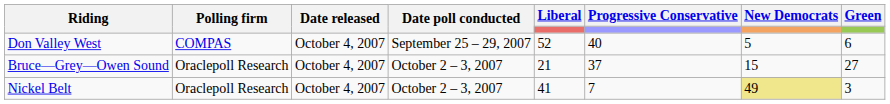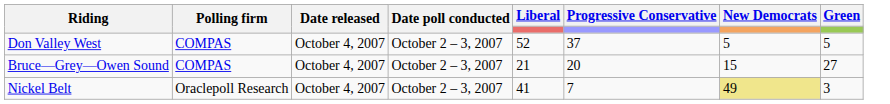(461, 44) September 25 – 29, 2007 -> (447, 44) October 2 – 3, 2007
(595, 44) 40 -> (574, 44) 37
(848, 44) 6 -> (827, 44) 5
(232, 66) Oraclepoll Research -> (203, 66) COMPAS
(595, 66) 37 -> (574, 66) 20
